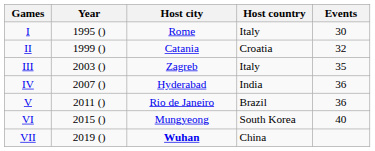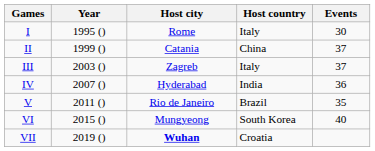(256, 48) Croatia -> (253, 48) China
(341, 48) 32 -> (341, 48) 37
(341, 66) 35 -> (341, 66) 37
(341, 102) 36 -> (341, 102) 35
(253, 137) China -> (256, 137) Croatia
